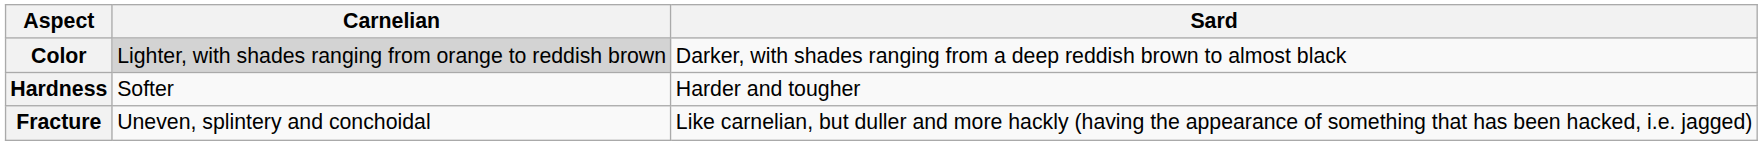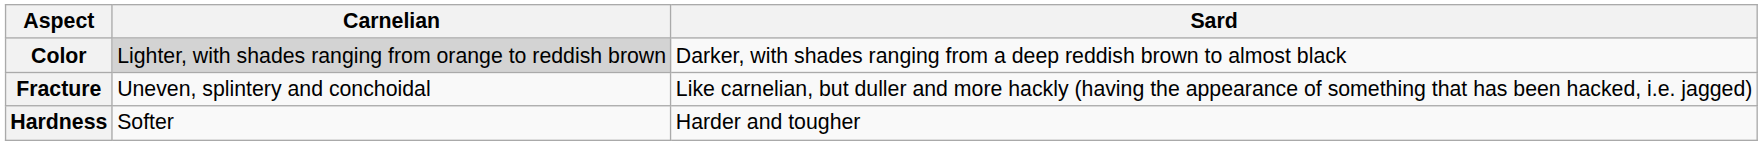rows swapped: (59, 88) <-> (59, 122)
